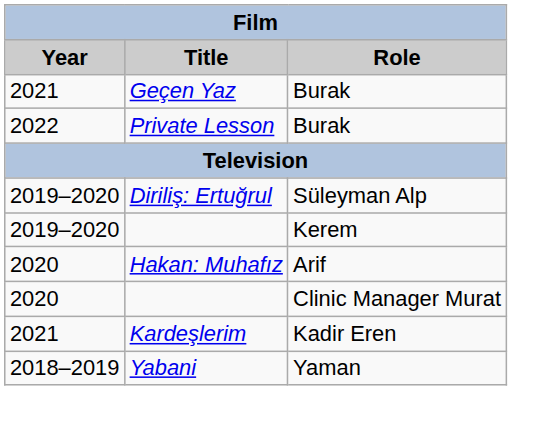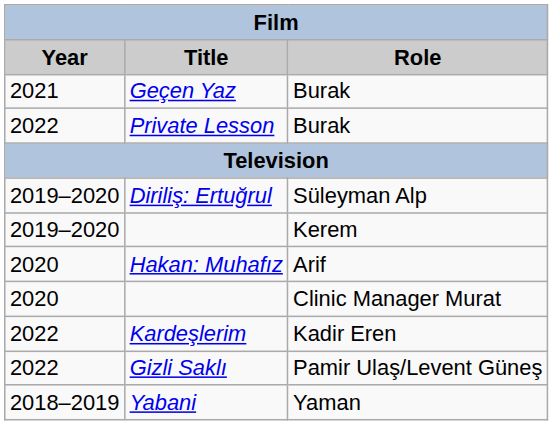(34, 334) 2021 -> (34, 334) 2022
+ row: (178, 368)
